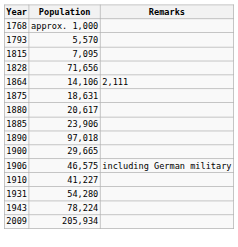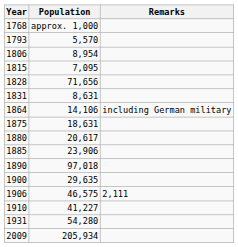+ row: (17, 54)
+ row: (17, 96)
(115, 82) 2,111 -> (167, 110) including German military
(83, 152) 29,665 -> (83, 180) 29,635
(167, 166) including German military -> (115, 194) 2,111
- row: (17, 208)
